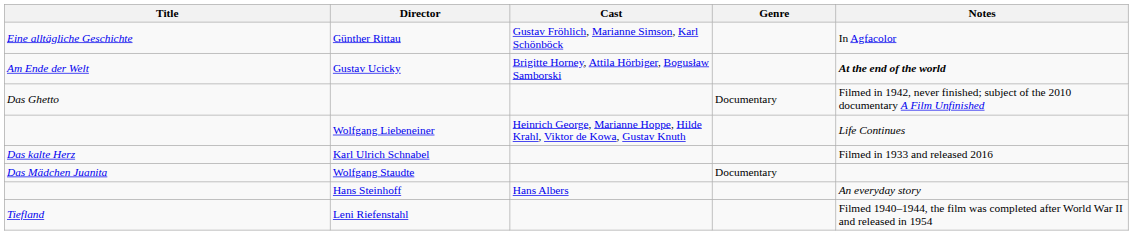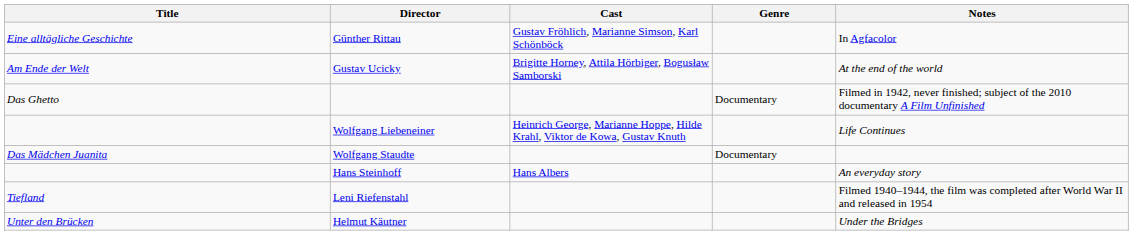(892, 68) bold -> (891, 68) normal
- row: (381, 154)
+ row: (370, 221)
